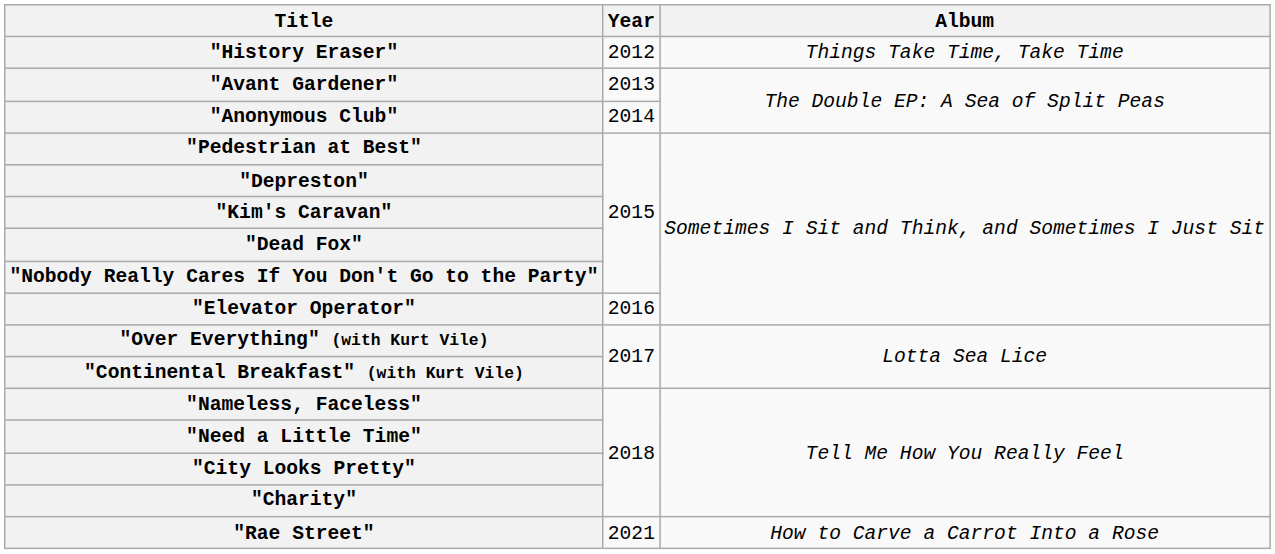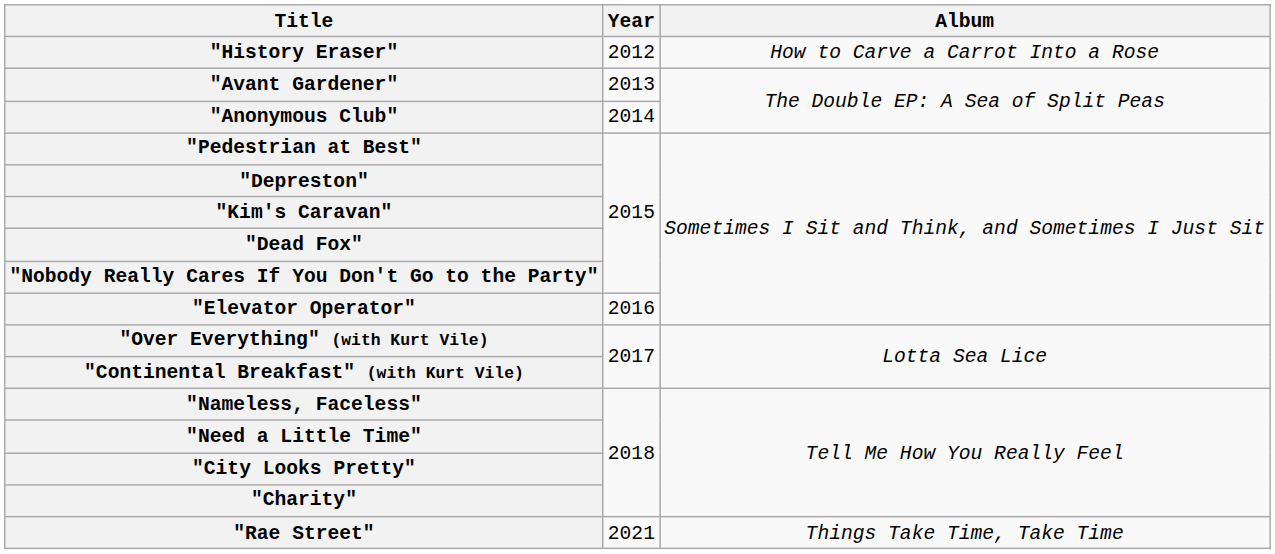(965, 53) Things Take Time, Take Time -> (965, 53) How to Carve a Carrot Into a Rose
(965, 533) How to Carve a Carrot Into a Rose -> (965, 533) Things Take Time, Take Time
